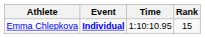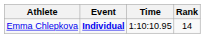(187, 26) 15 -> (187, 26) 14
